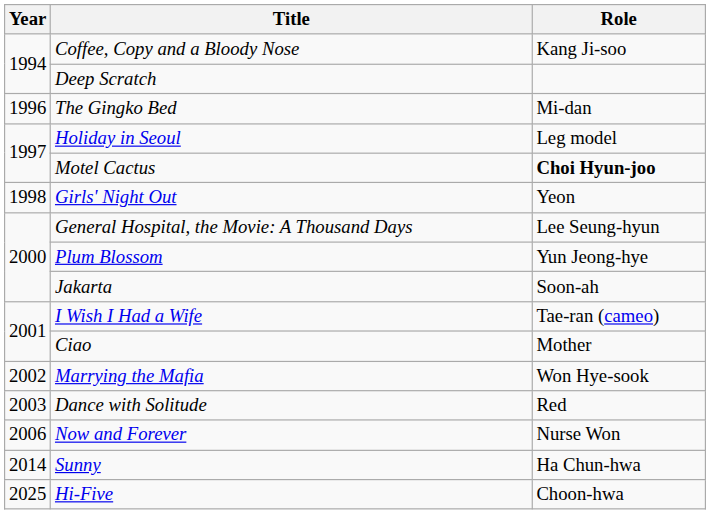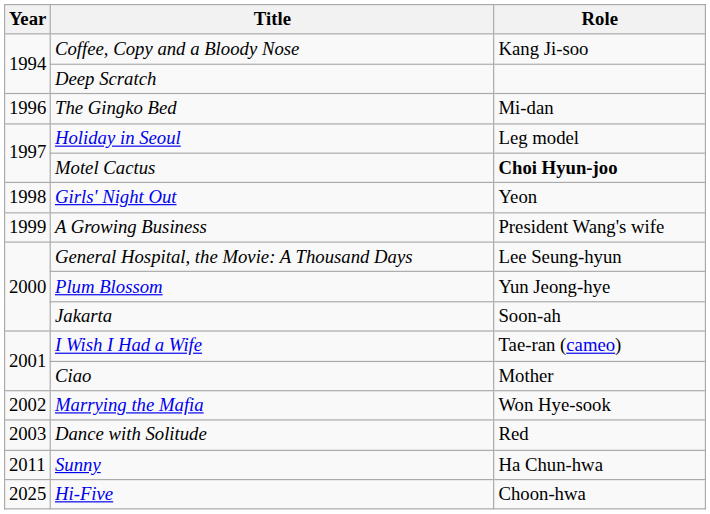+ row: (131, 227)
- row: (121, 434)
(28, 464) 2014 -> (27, 464) 2011
